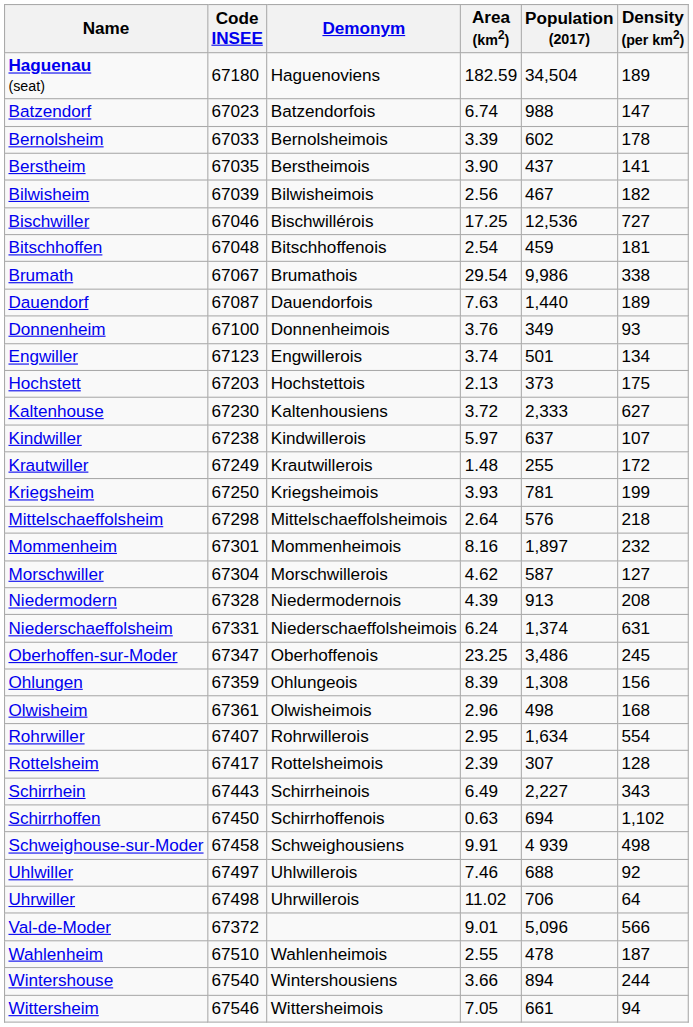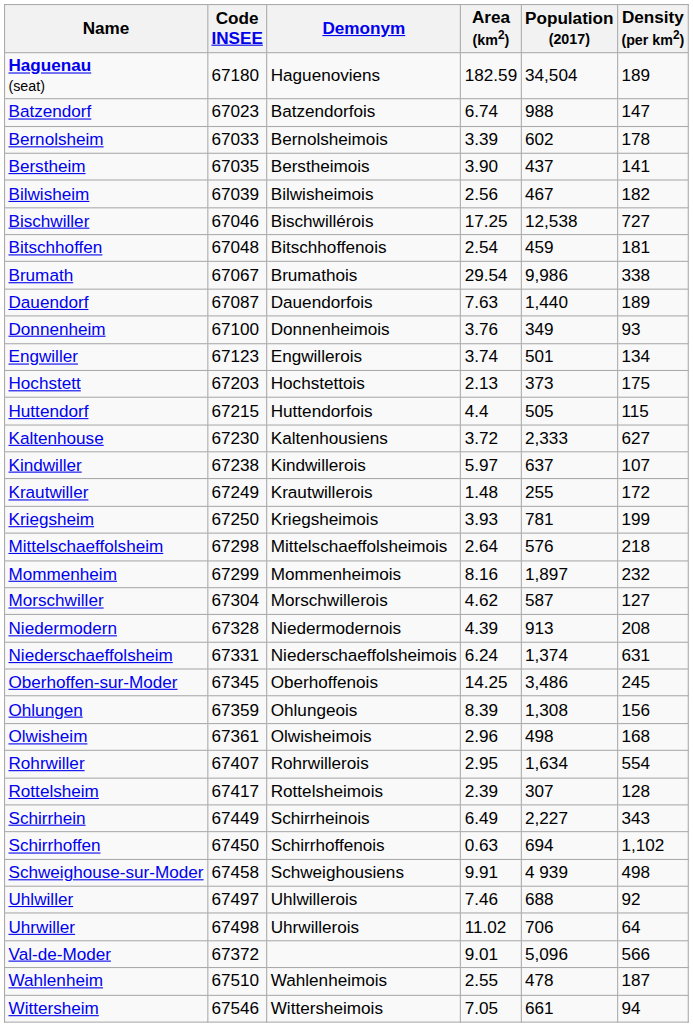(551, 221) 12,536 -> (551, 221) 12,538
+ row: (48, 411)
(235, 546) 67301 -> (235, 574) 67299
(235, 655) 67347 -> (235, 682) 67345
(486, 655) 23.25 -> (486, 682) 14.25
(235, 791) 67443 -> (235, 818) 67449
- row: (61, 981)
